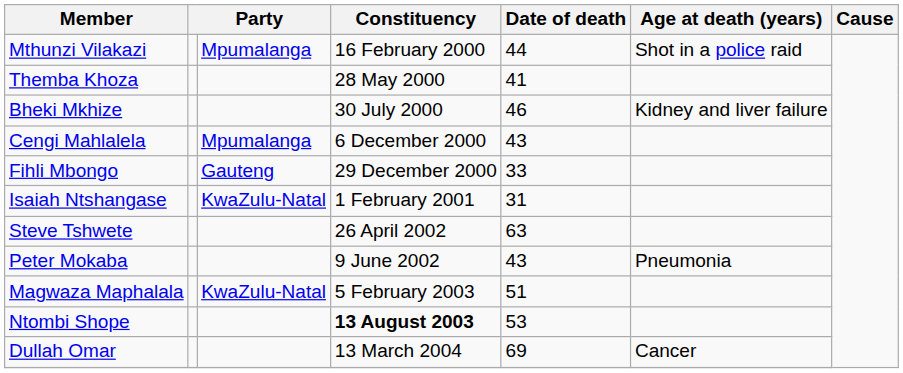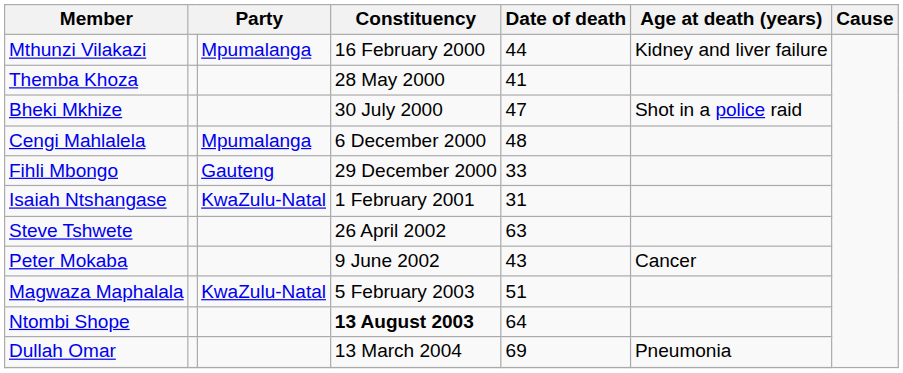(719, 49) Shot in a police raid -> (731, 49) Kidney and liver failure
(516, 110) 46 -> (516, 110) 47
(731, 110) Kidney and liver failure -> (719, 110) Shot in a police raid
(516, 140) 43 -> (516, 140) 48
(683, 261) Pneumonia -> (666, 261) Cancer
(516, 321) 53 -> (516, 321) 64
(666, 351) Cancer -> (683, 351) Pneumonia
